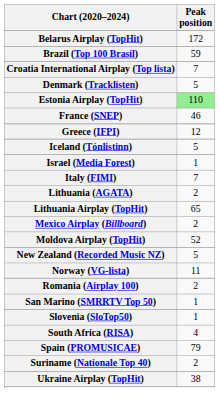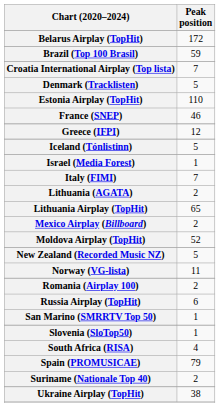(196, 100) lightgreen background -> (196, 100) no background
+ row: (91, 301)
